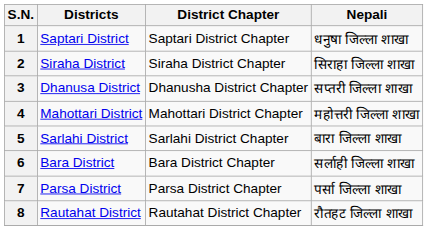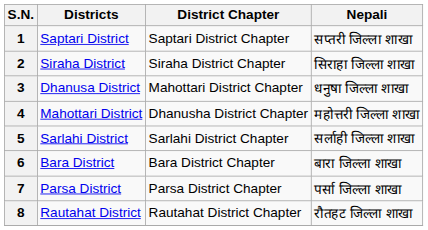(361, 39) धनुषा जिल्ला शाखा -> (363, 39) सप्तरी जिल्ला शाखा
(228, 88) Dhanusha District Chapter -> (226, 88) Mahottari District Chapter
(363, 89) सप्तरी जिल्ला शाखा -> (361, 89) धनुषा जिल्ला शाखा
(226, 113) Mahottari District Chapter -> (228, 113) Dhanusha District Chapter
(358, 139) बारा जिल्ला शाखा -> (364, 139) सर्लाही जिल्ला शाखा
(364, 164) सर्लाही जिल्ला शाखा -> (358, 164) बारा जिल्ला शाखा
